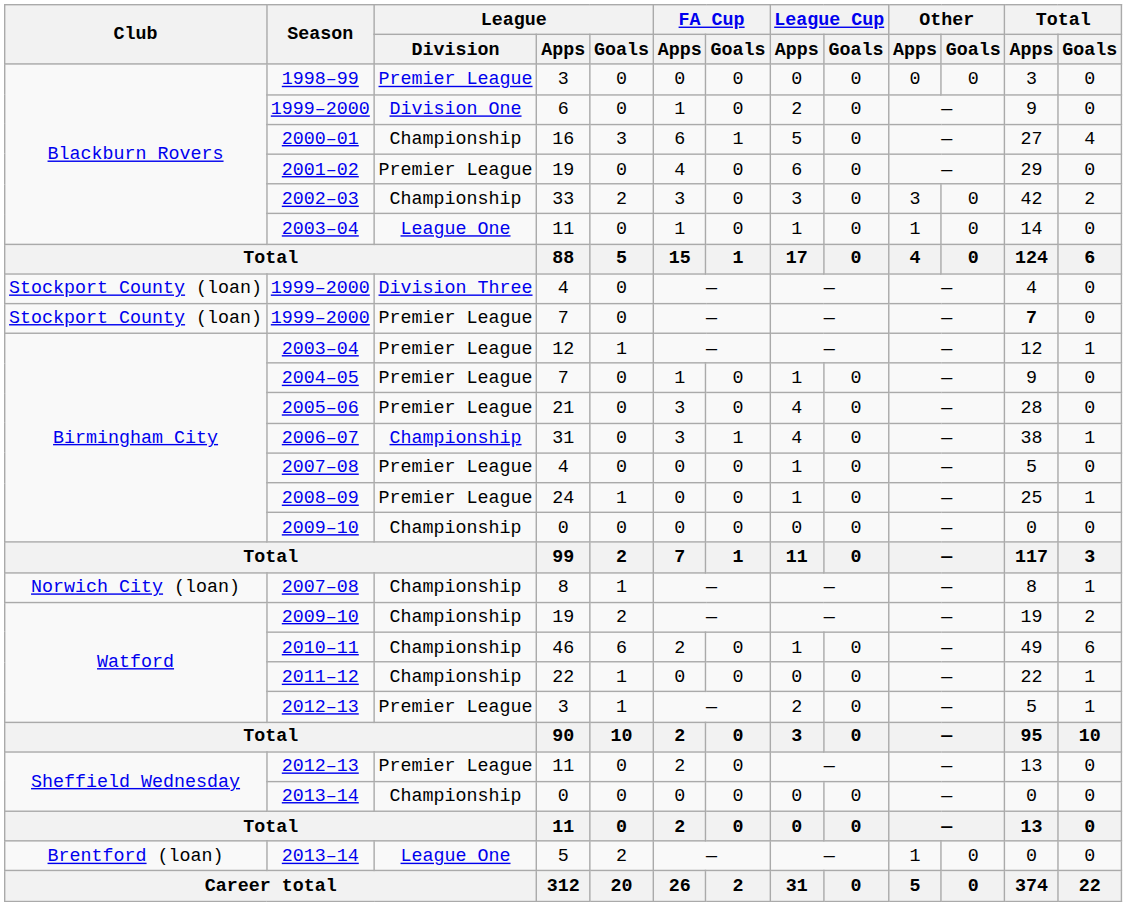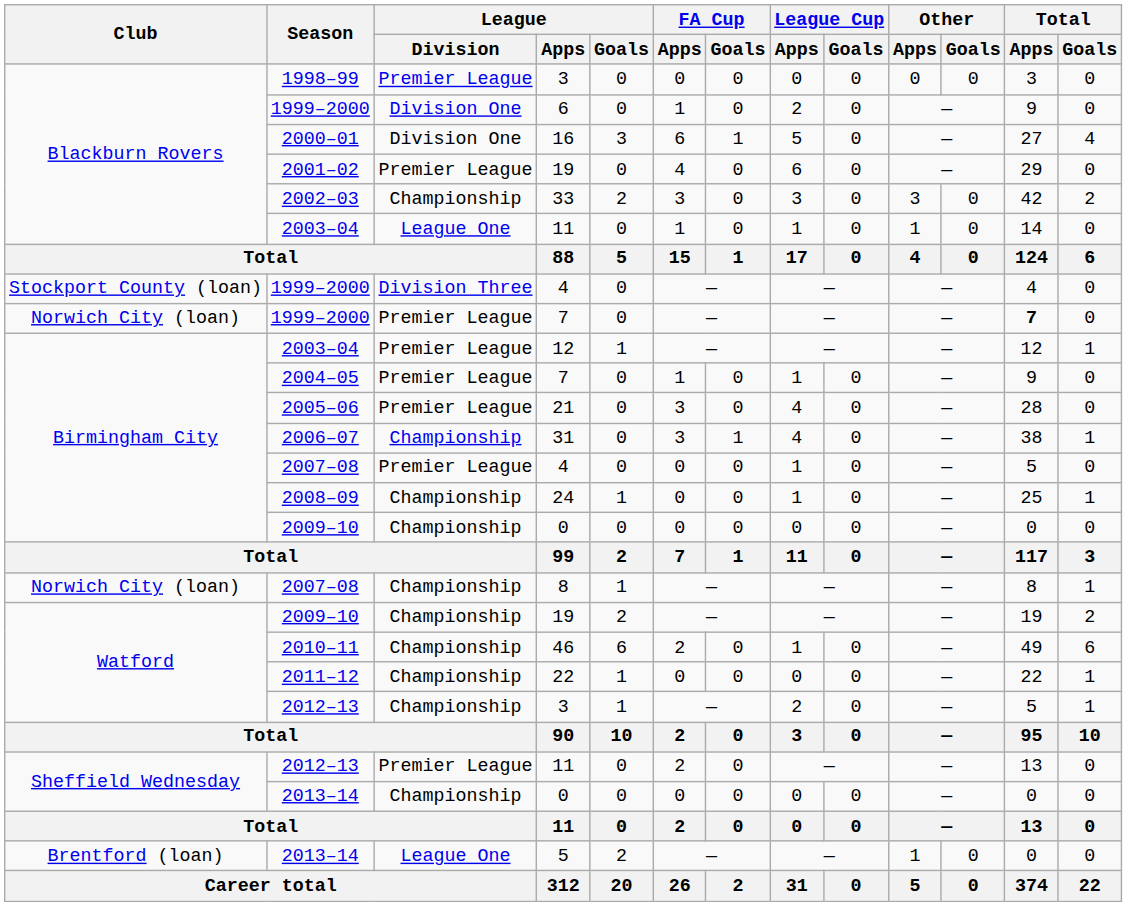(456, 139) Championship -> (456, 139) Division One
(136, 318) Stockport County (loan) -> (136, 318) Norwich City (loan)
(456, 498) Premier League -> (456, 498) Championship
(456, 707) Premier League -> (456, 707) Championship
